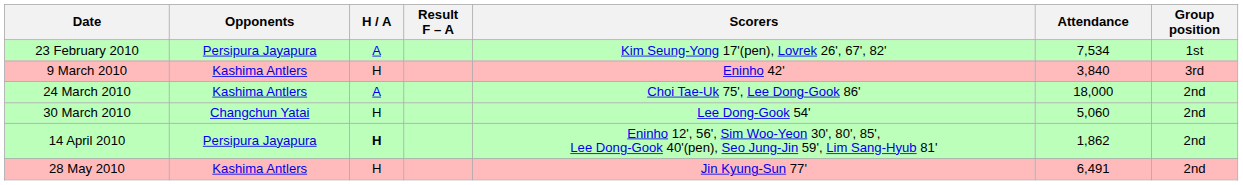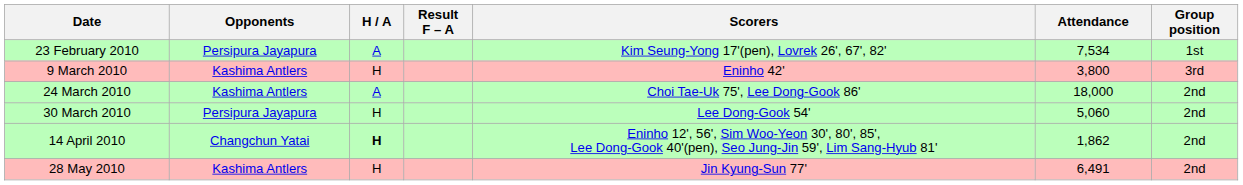(1093, 71) 3,840 -> (1093, 71) 3,800
(260, 112) Changchun Yatai -> (260, 112) Persipura Jayapura
(260, 141) Persipura Jayapura -> (260, 141) Changchun Yatai
